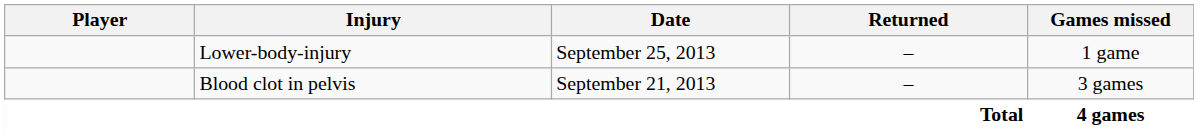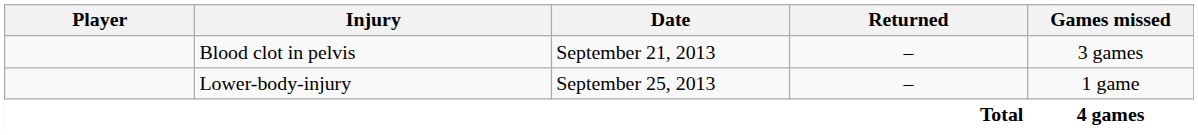rows swapped: (277, 83) <-> (275, 51)
